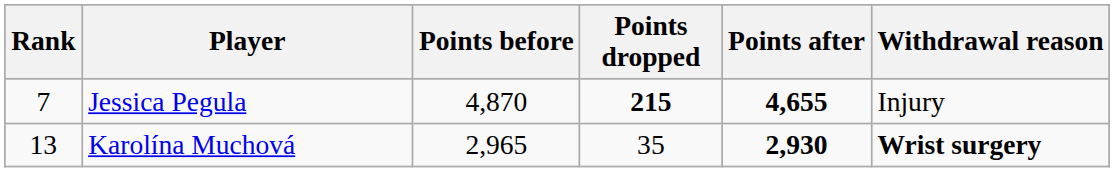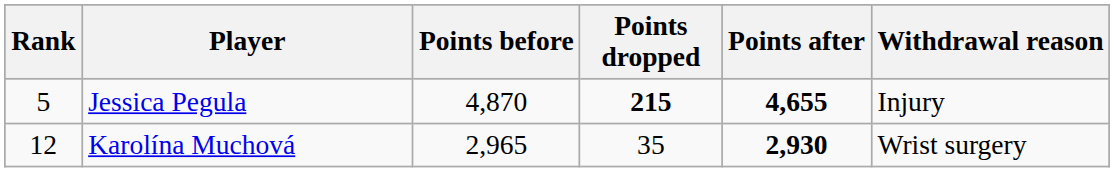(43, 100) 7 -> (43, 100) 5
(43, 144) 13 -> (43, 144) 12
(959, 144) bold -> (952, 144) normal
